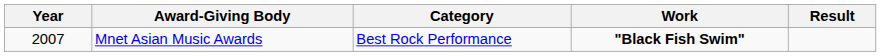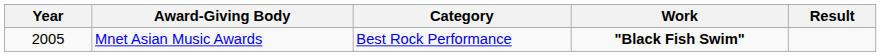(48, 39) 2007 -> (48, 39) 2005
